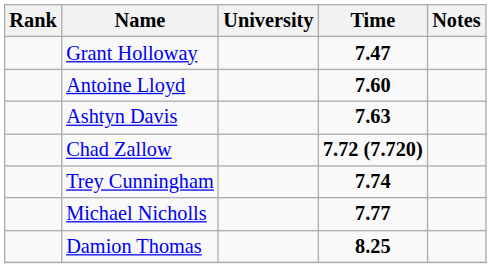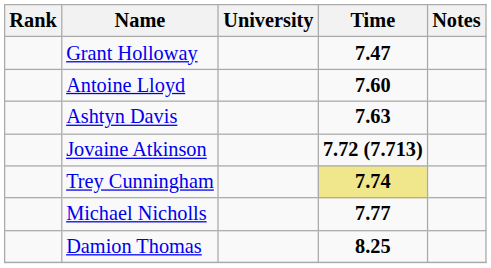+ row: (136, 149)
- row: (119, 149)
(373, 181) no background -> (373, 181) khaki background
